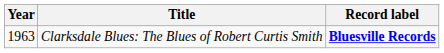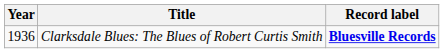(21, 36) 1963 -> (21, 36) 1936
